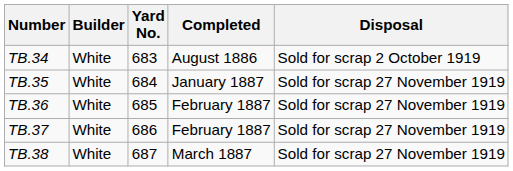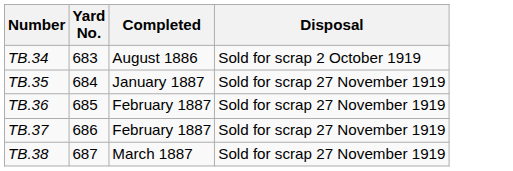- column: (99, 25)
